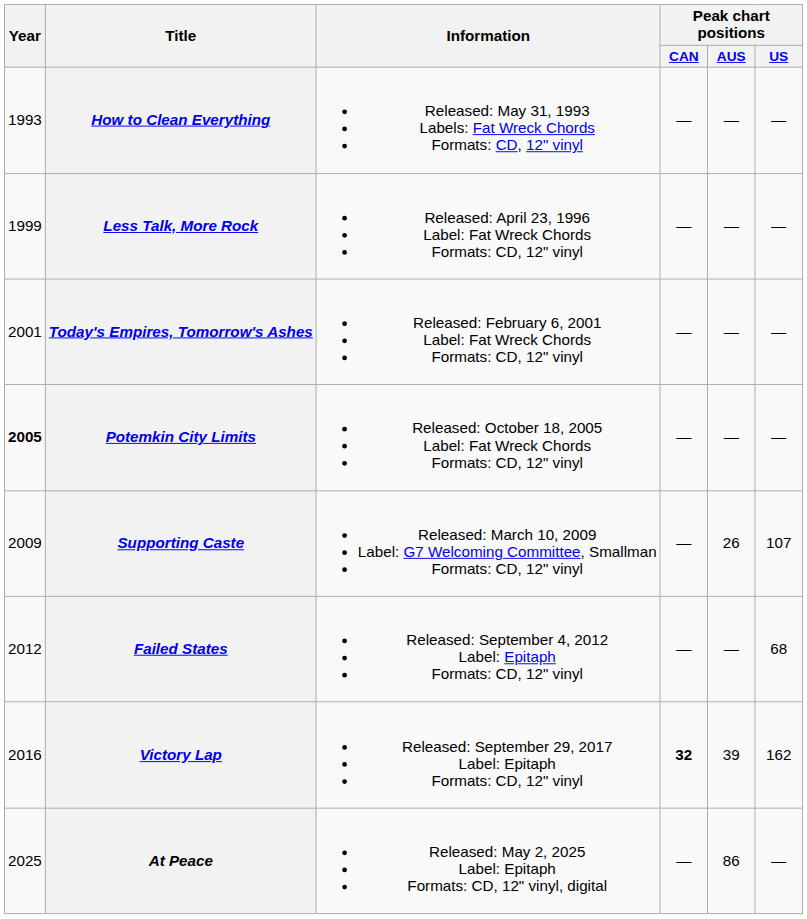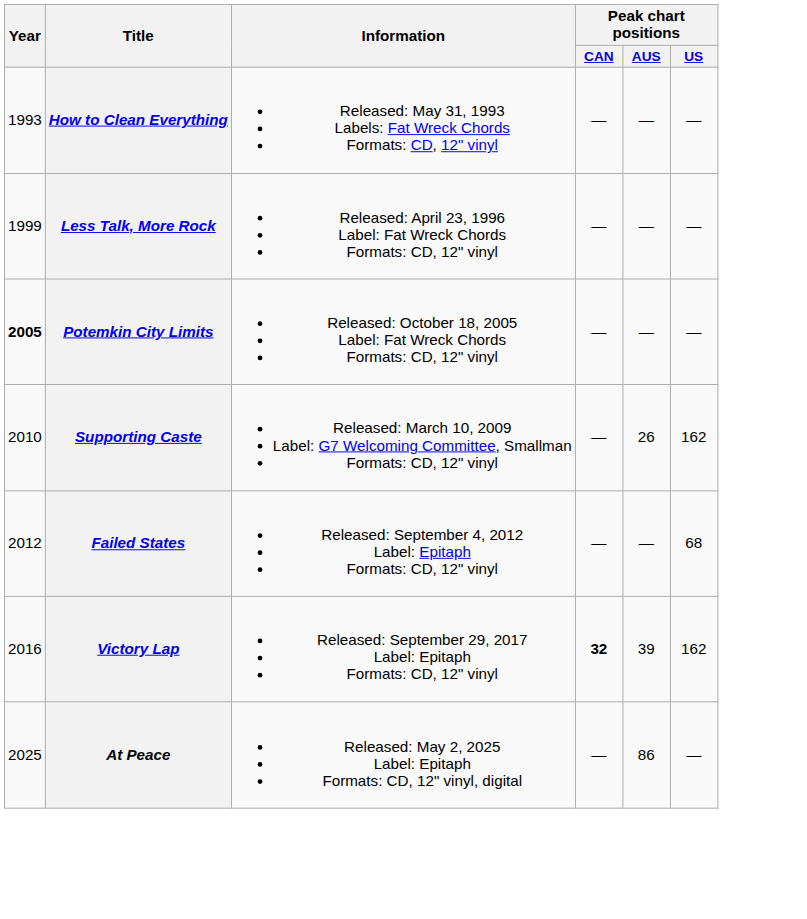- row: (181, 331)
(25, 543) 2009 -> (25, 437) 2010
(779, 543) 107 -> (694, 437) 162
